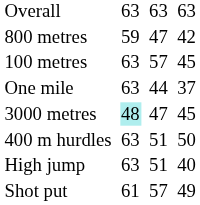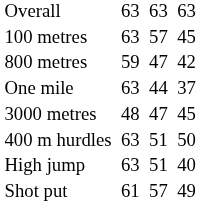rows swapped: (46, 62) <-> (46, 36)
(130, 113) paleturquoise background -> (130, 113) no background
